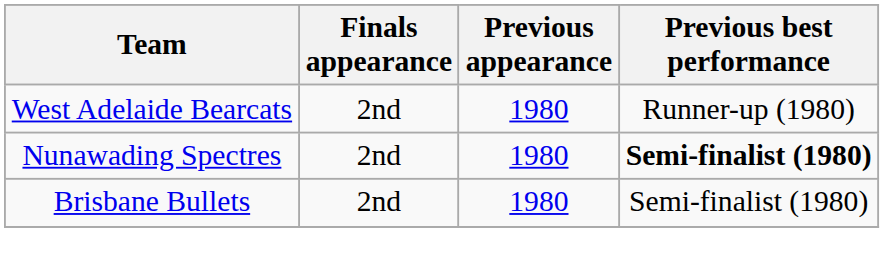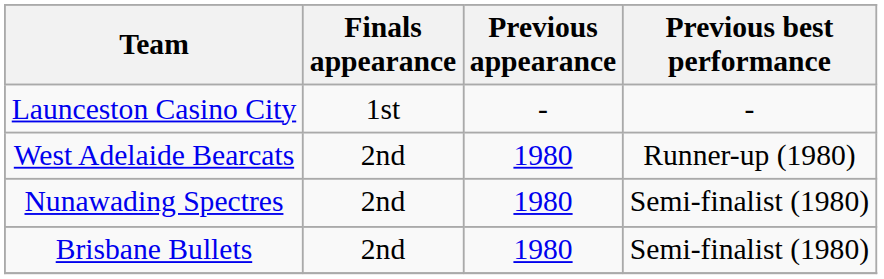+ row: (154, 108)
(749, 155) bold -> (749, 202) normal
